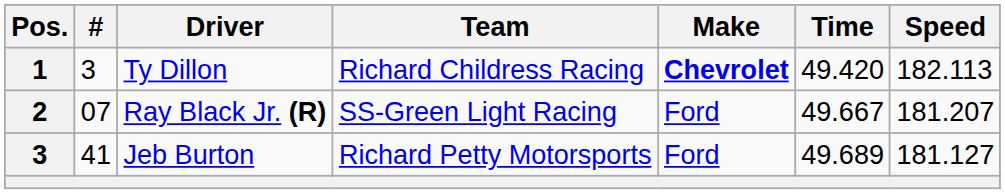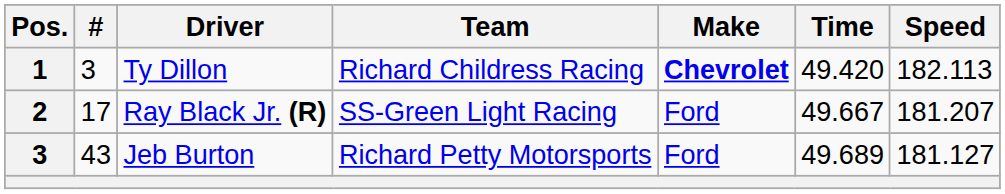(96, 112) 07 -> (96, 112) 17
(96, 155) 41 -> (96, 155) 43
